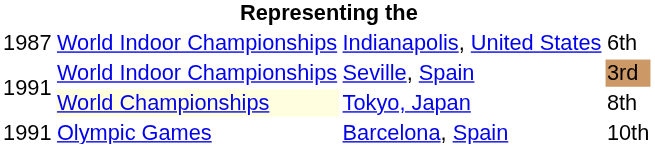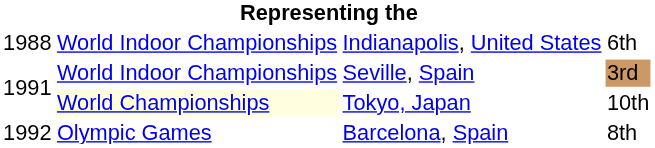(27, 43) 1987 -> (27, 43) 1988
(622, 102) 8th -> (628, 102) 10th
(27, 132) 1991 -> (27, 132) 1992
(628, 132) 10th -> (622, 132) 8th
